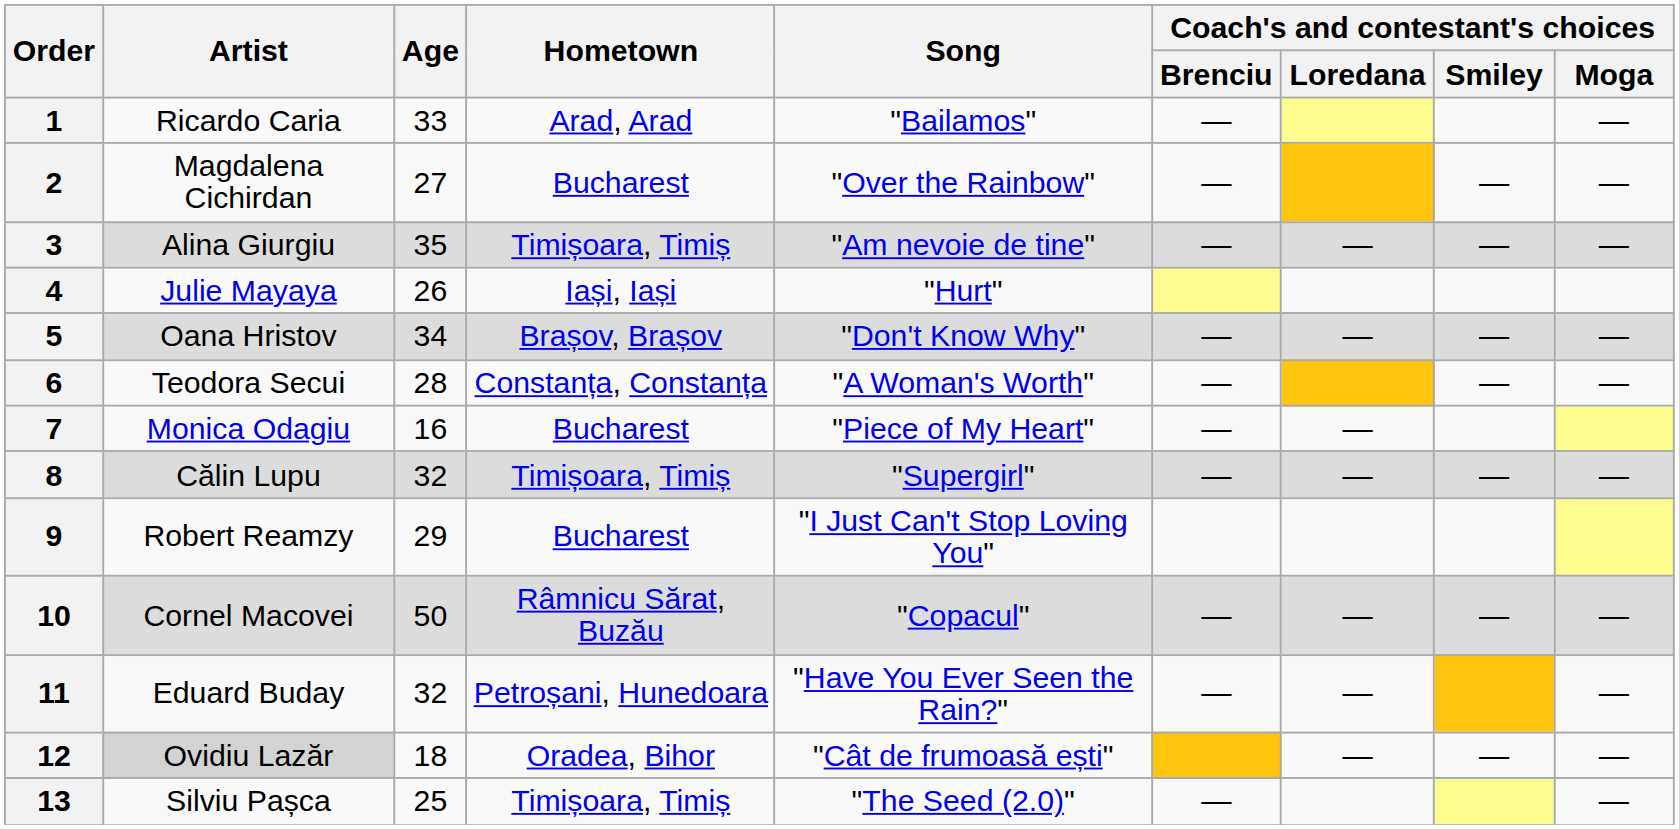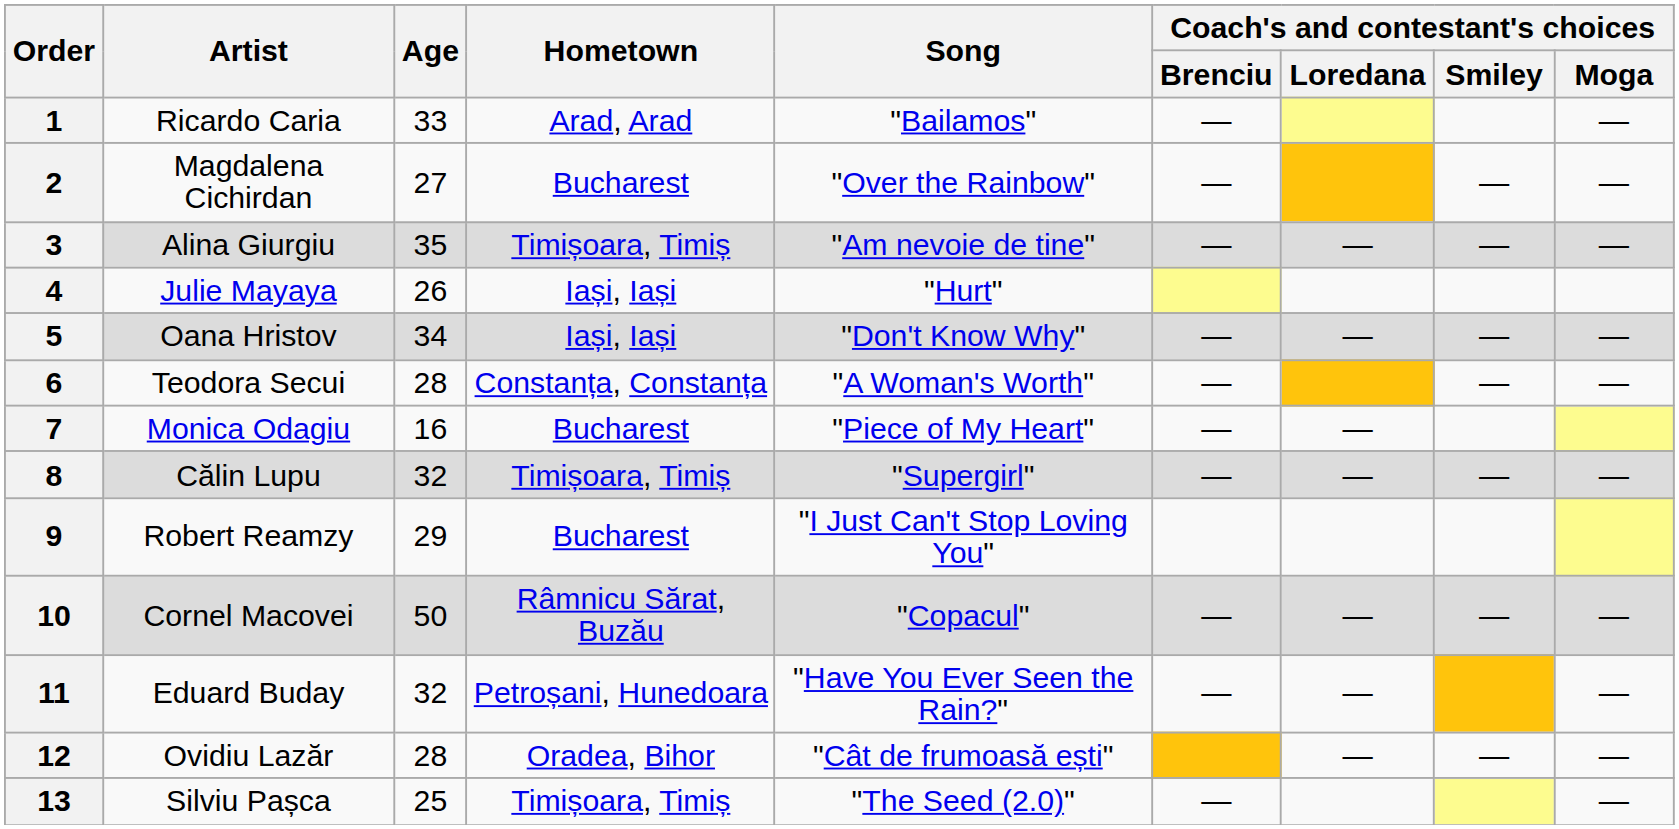(621, 337) Brașov, Brașov -> (621, 337) Iași, Iași
(248, 755) lightgrey background -> (248, 755) no background
(430, 755) 18 -> (430, 755) 28
